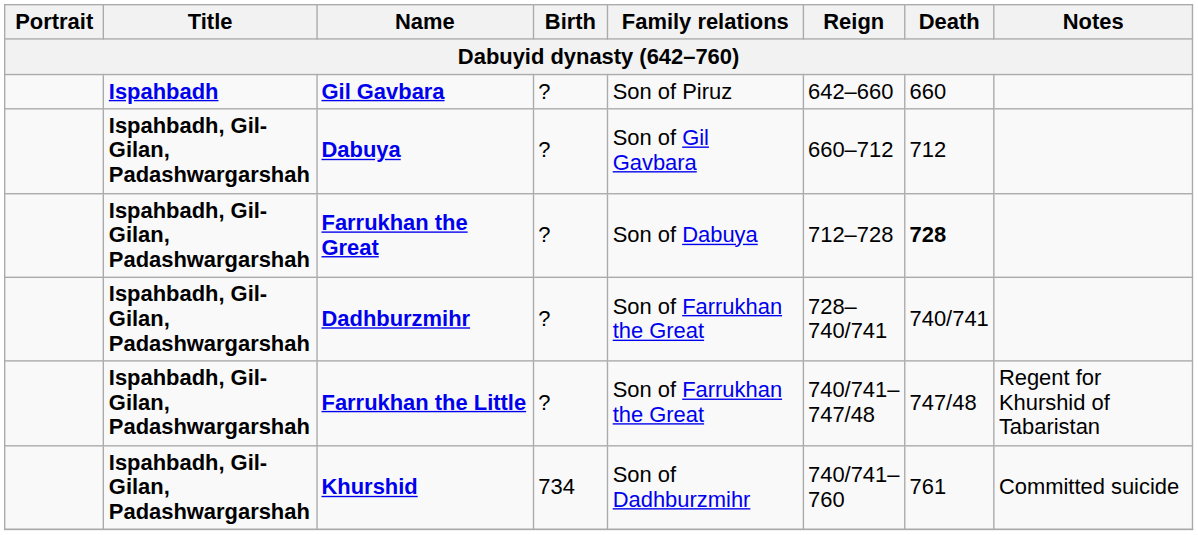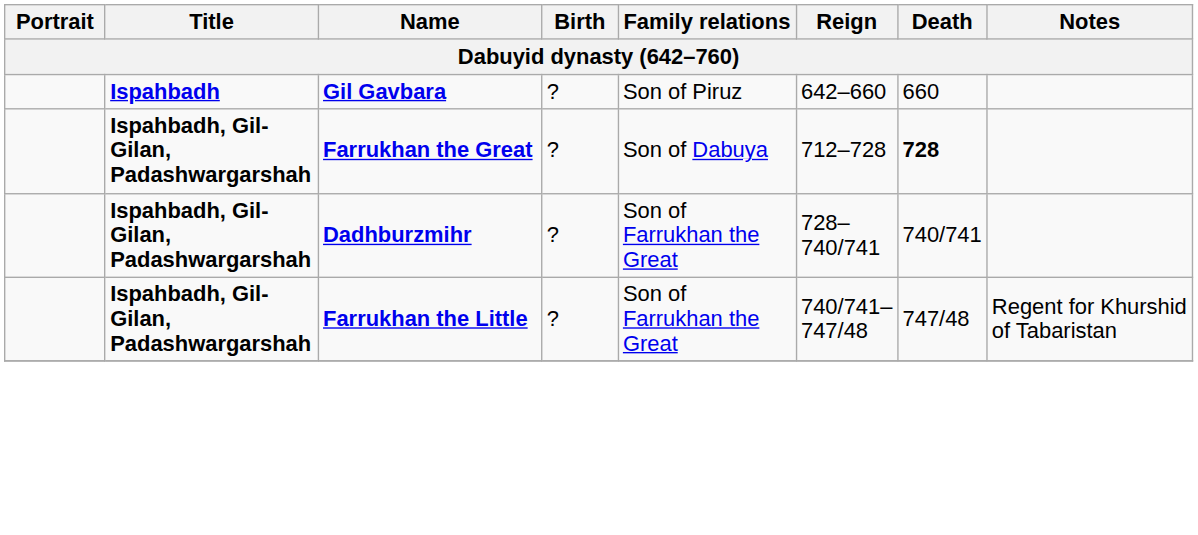- row: (361, 150)
- row: (370, 487)
